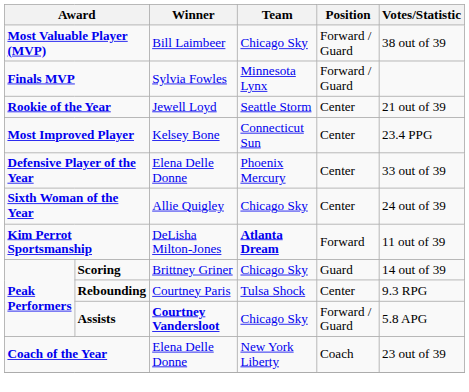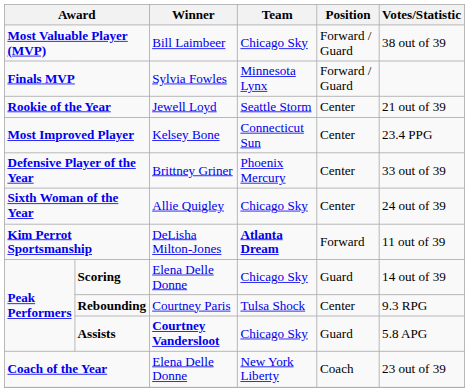(183, 170) Elena Delle Donne -> (192, 170) Brittney Griner
(192, 269) Brittney Griner -> (183, 277) Elena Delle Donne
(346, 318) Forward / Guard -> (336, 333) Guard
